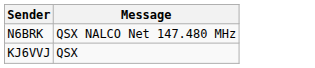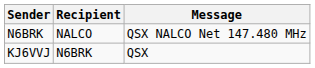+ column: (89, 14)
